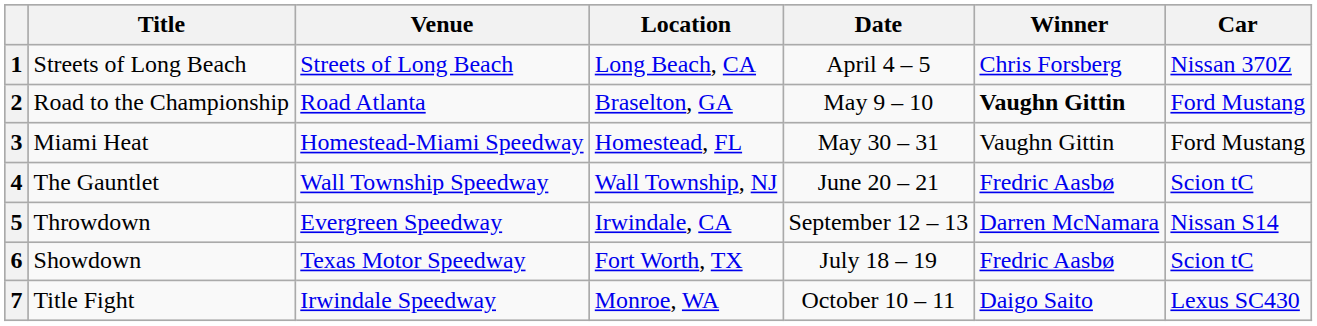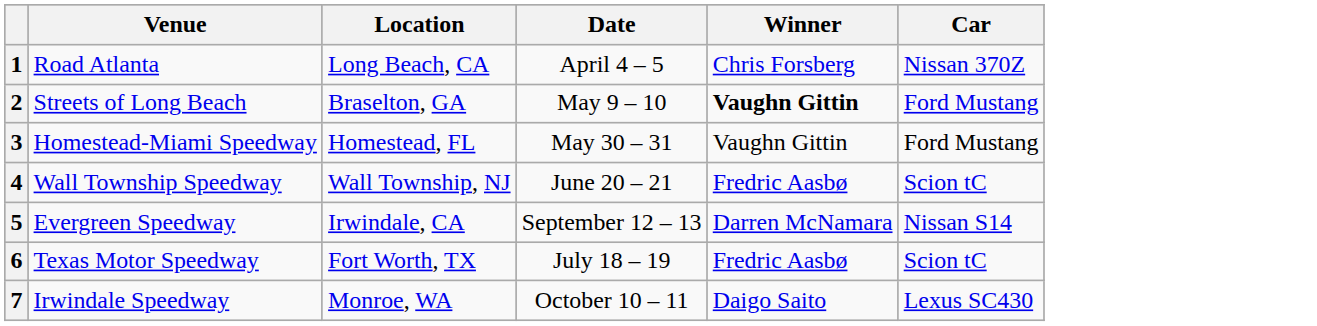- column: (161, 24)
(407, 64) Streets of Long Beach -> (96, 64) Road Atlanta
(363, 103) Road Atlanta -> (140, 103) Streets of Long Beach
